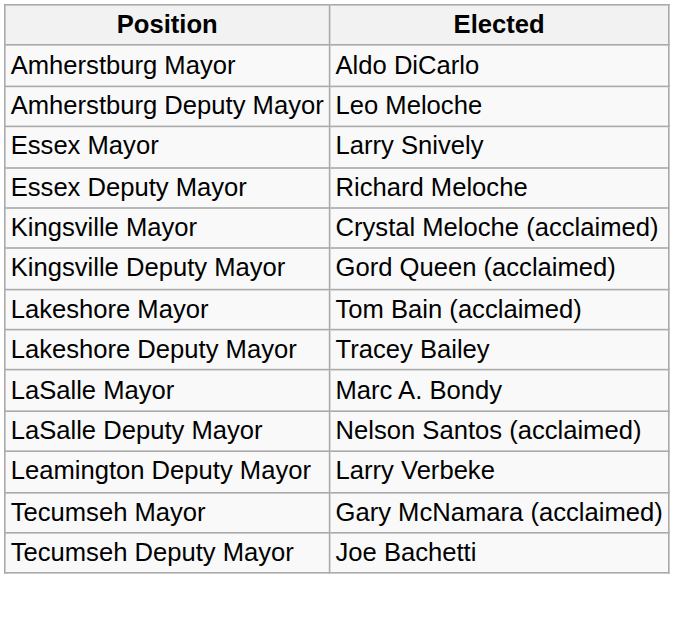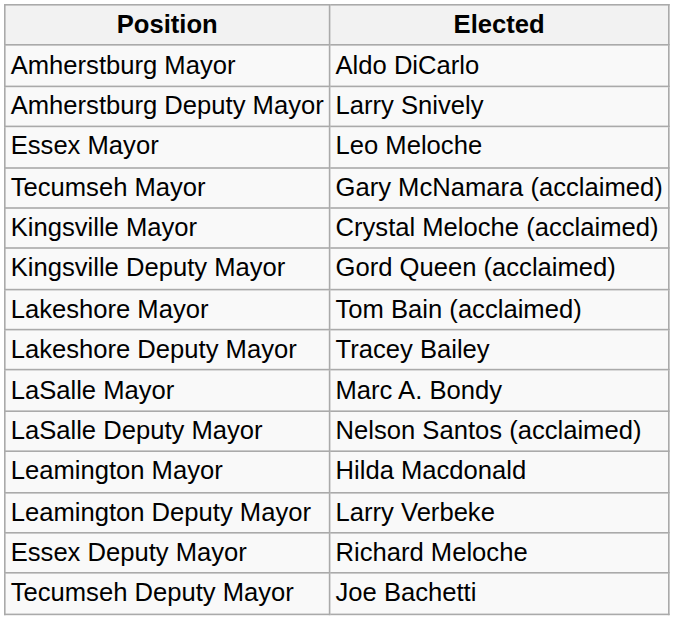(409, 106) Leo Meloche -> (410, 106) Larry Snively
(410, 146) Larry Snively -> (409, 146) Leo Meloche
rows swapped: (129, 187) <-> (108, 512)
+ row: (117, 471)
